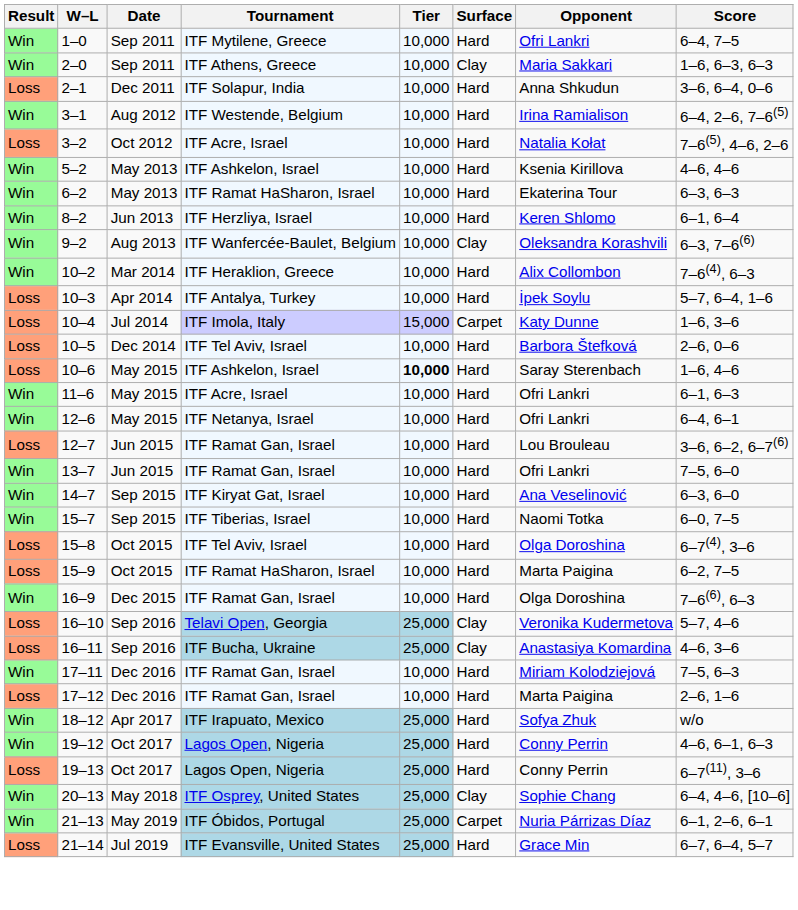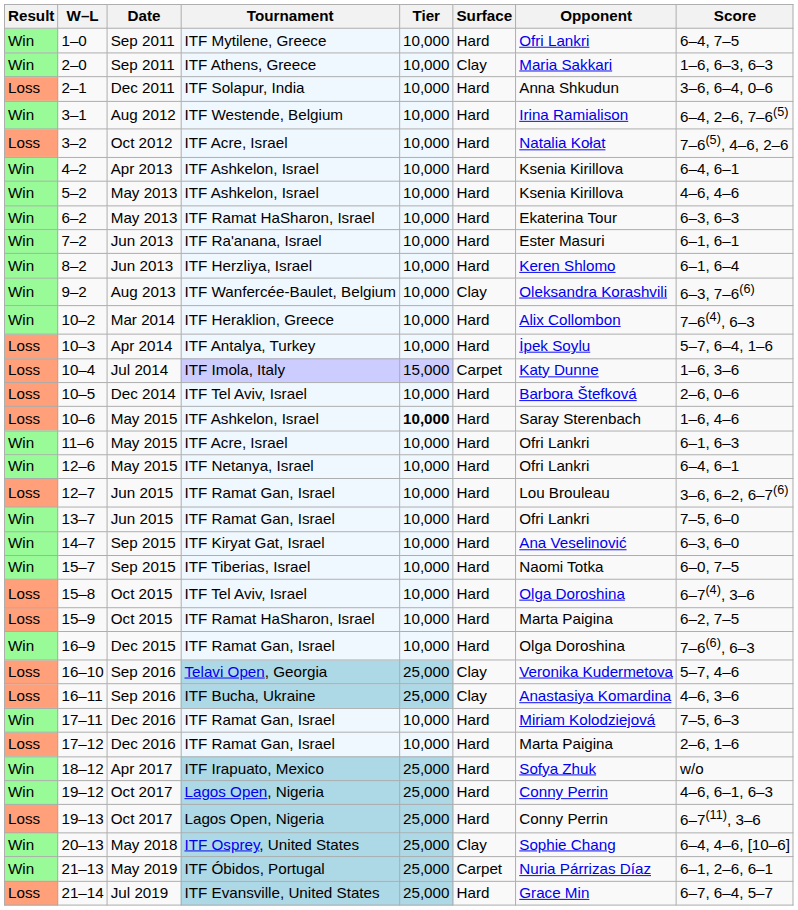+ row: (74, 169)
+ row: (74, 241)
